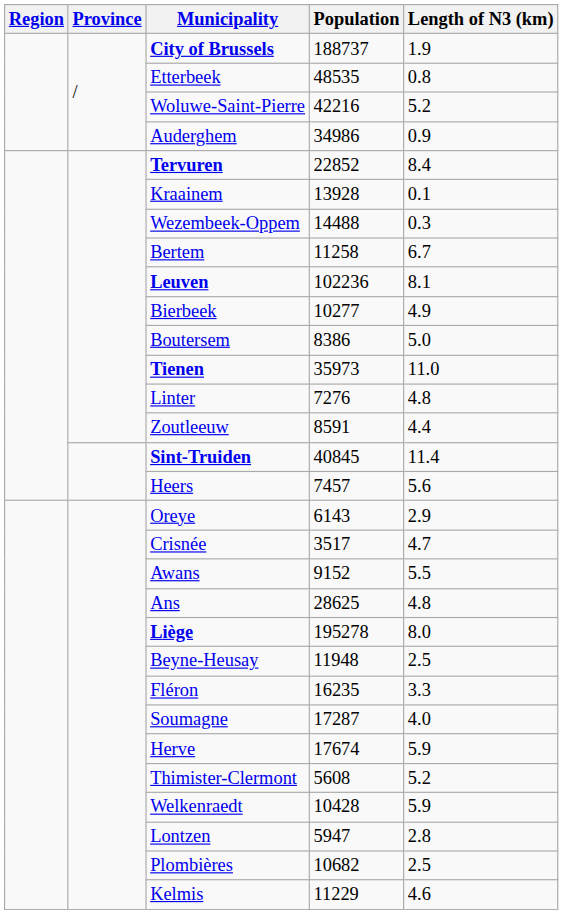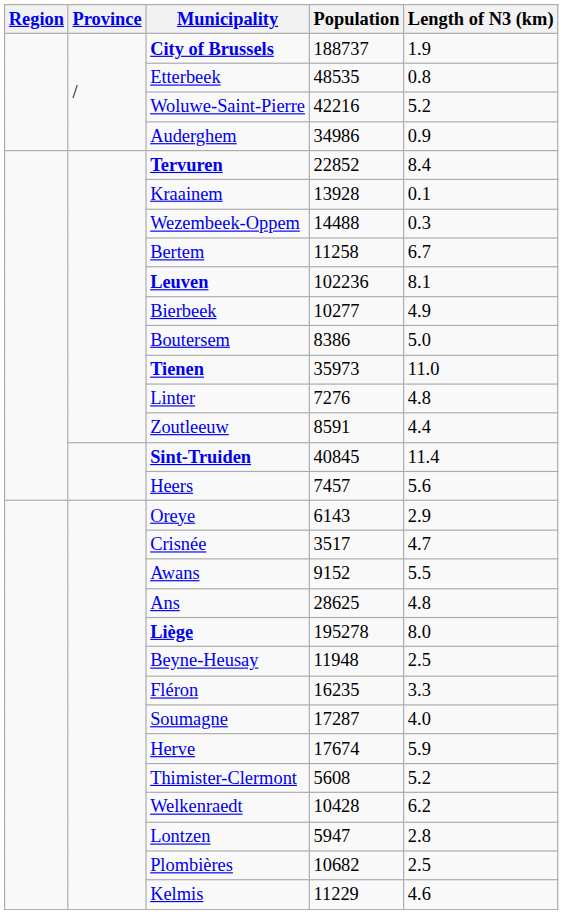(419, 806) 5.9 -> (419, 806) 6.2
